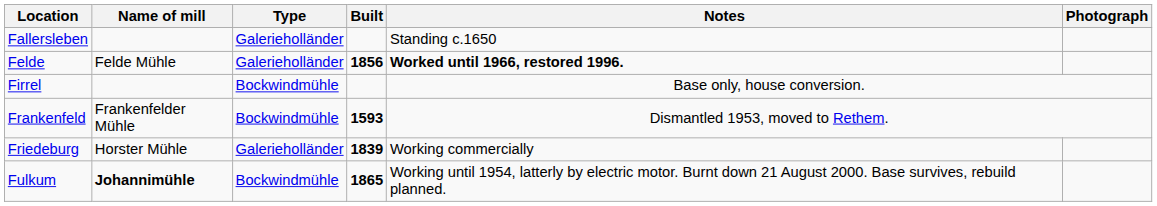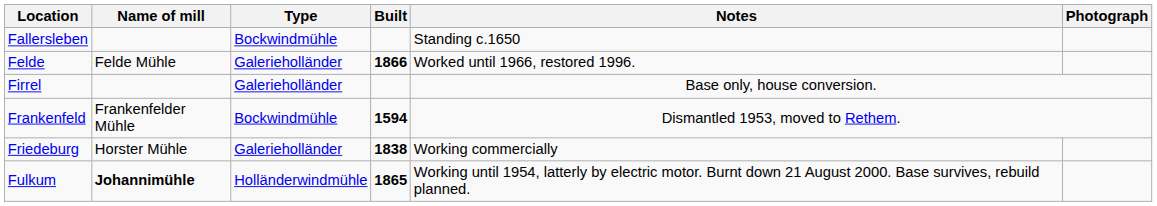(290, 39) Galerieholländer -> (286, 39) Bockwindmühle
(367, 62) 1856 -> (391, 62) 1866
(507, 62) bold -> (525, 62) normal
(287, 86) Bockwindmühle -> (288, 86) Galerieholländer
(367, 117) 1593 -> (391, 117) 1594
(367, 149) 1839 -> (391, 149) 1838
(287, 181) Bockwindmühle -> (301, 181) Holländerwindmühle
